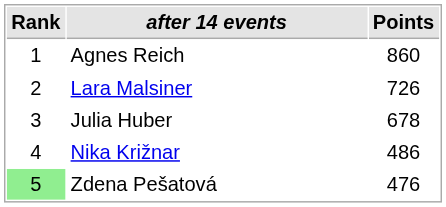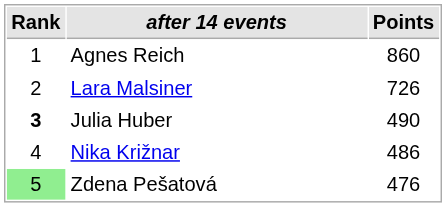(36, 120) normal -> (36, 120) bold
(404, 120) 678 -> (404, 120) 490
